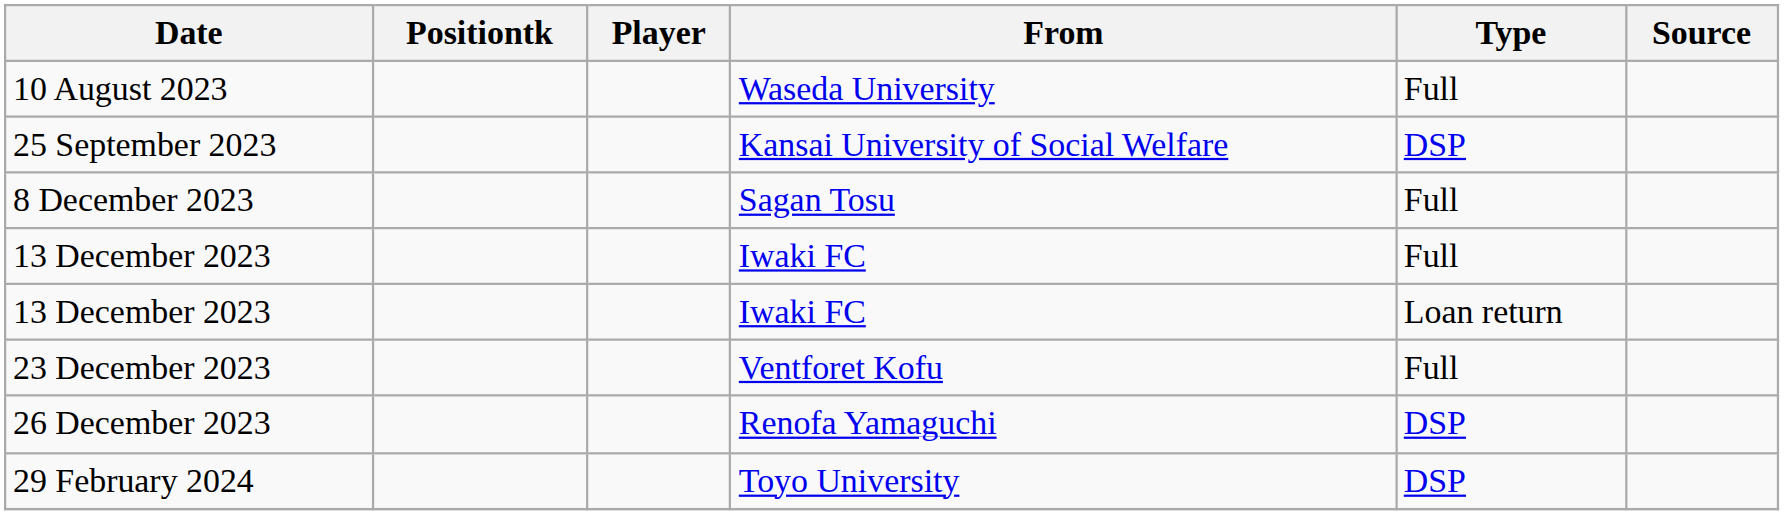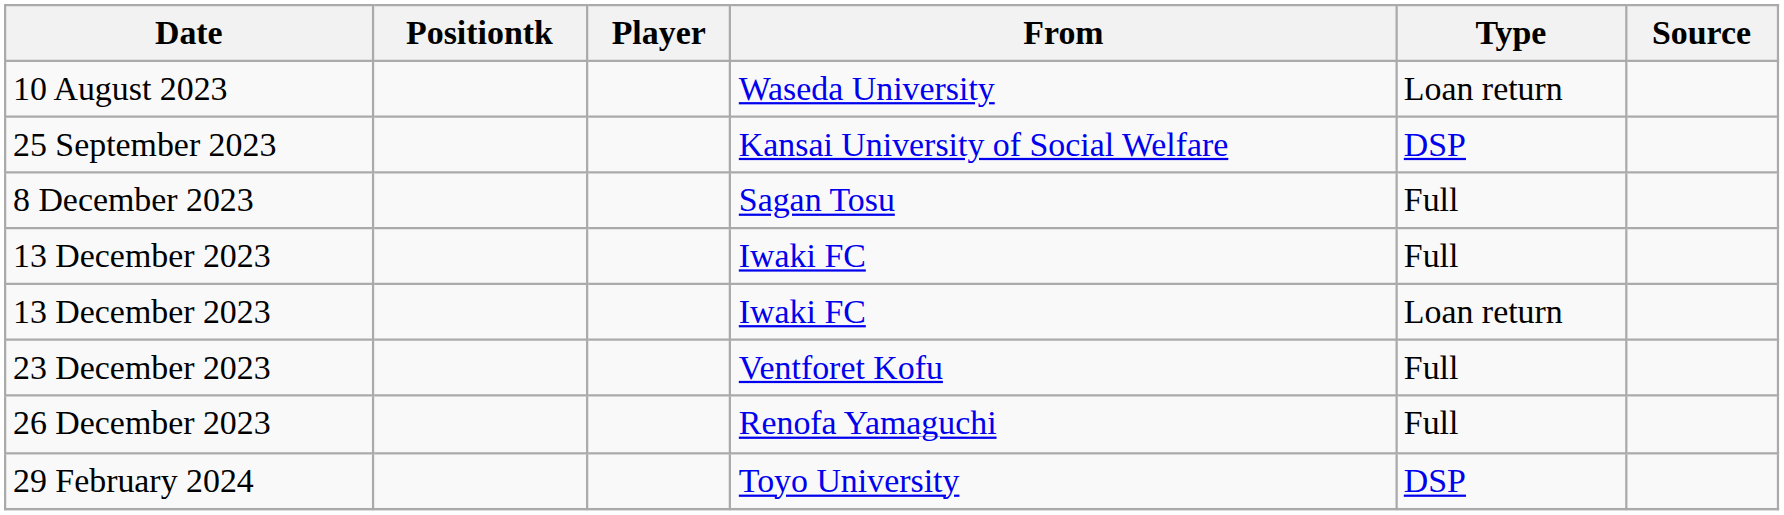(1431, 88) Full -> (1483, 88) Loan return
(1435, 423) DSP -> (1431, 423) Full
